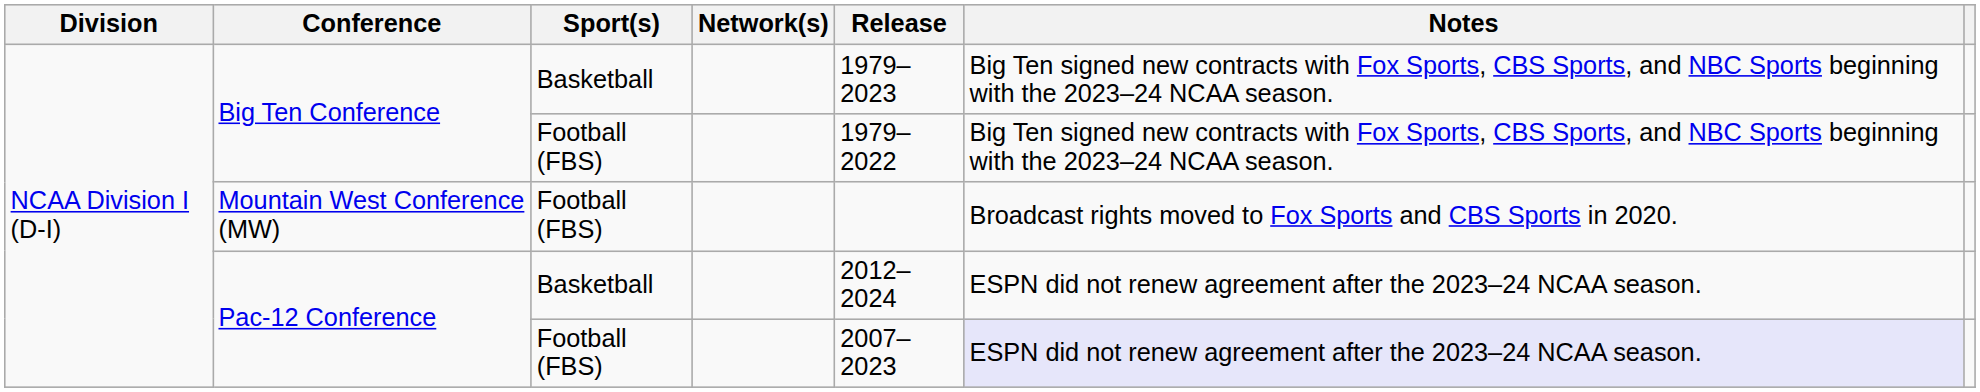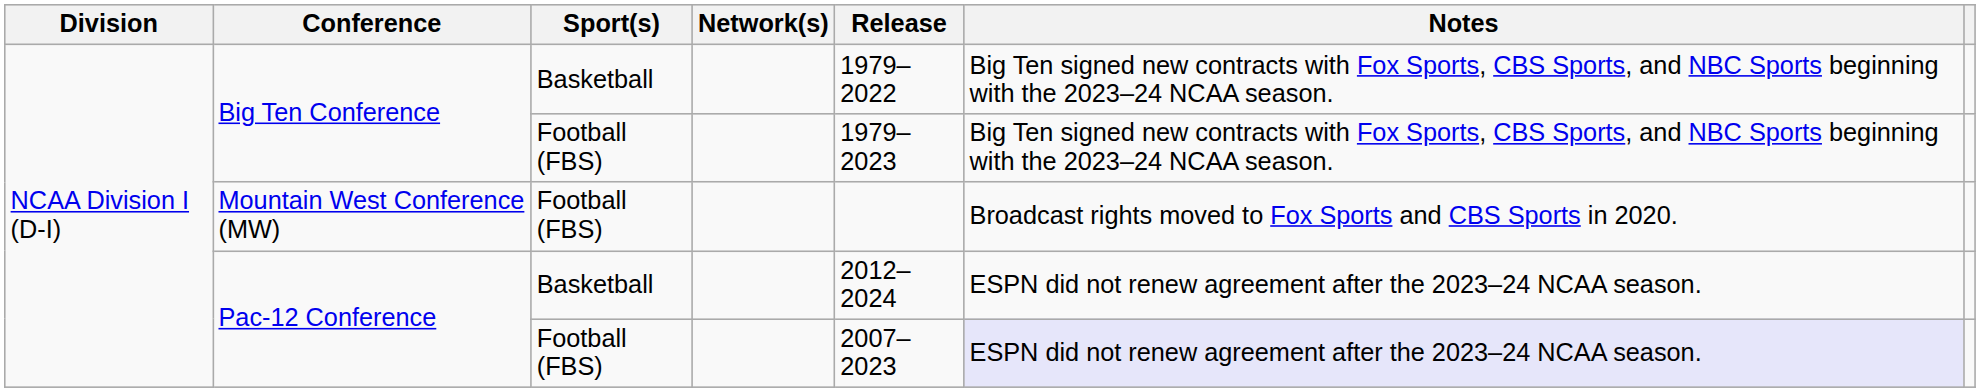(875, 78) 1979–2023 -> (875, 78) 1979–2022
(875, 147) 1979–2022 -> (875, 147) 1979–2023
